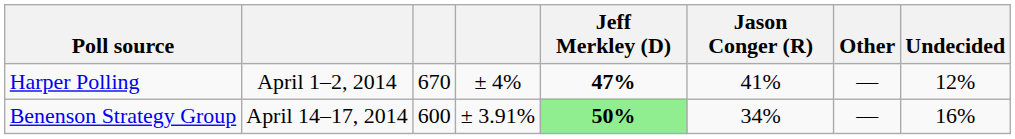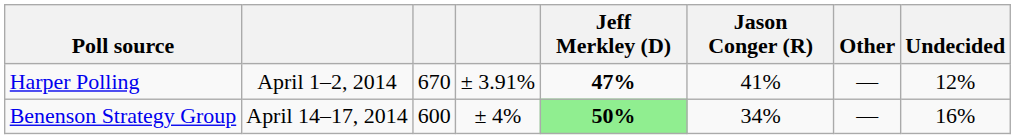(498, 81) ± 4% -> (498, 81) ± 3.91%
(498, 116) ± 3.91% -> (498, 116) ± 4%
